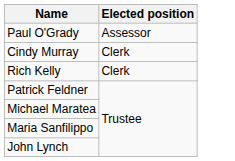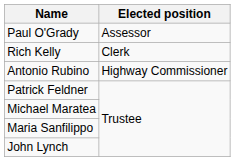- row: (43, 52)
+ row: (48, 71)
